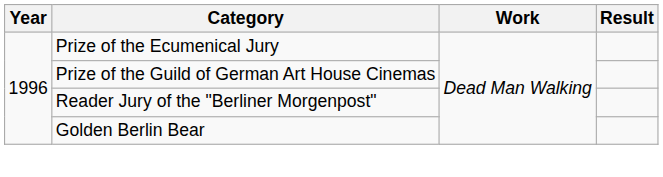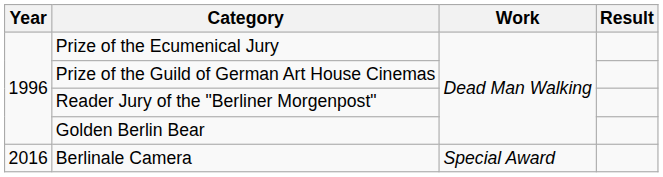+ row: (124, 158)
